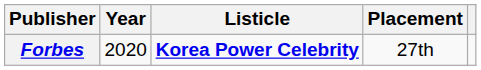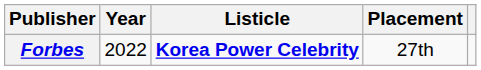(126, 49) 2020 -> (126, 49) 2022
